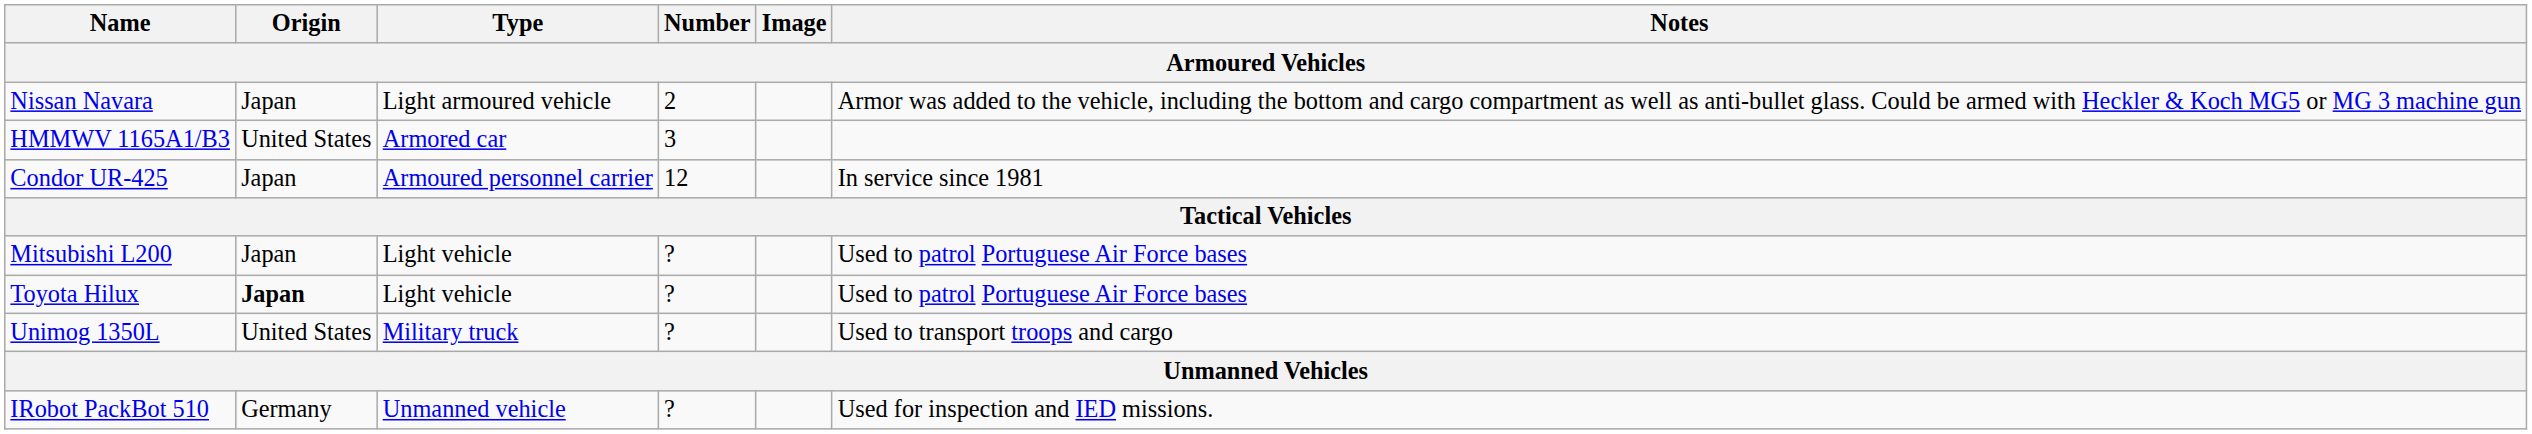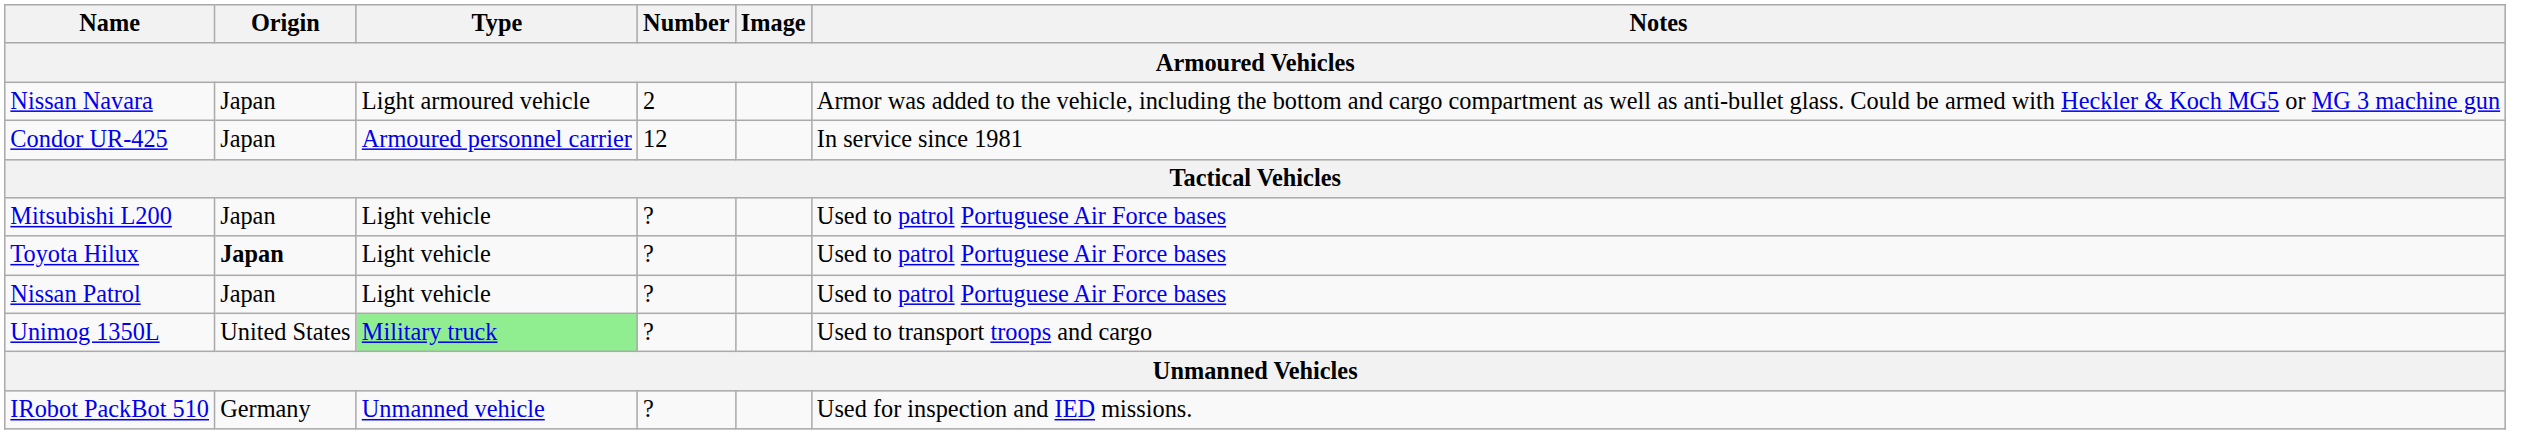- row: (120, 139)
+ row: (76, 293)
(451, 332) no background -> (430, 332) lightgreen background
